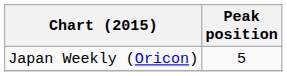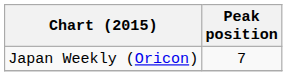(242, 59) 5 -> (242, 59) 7
